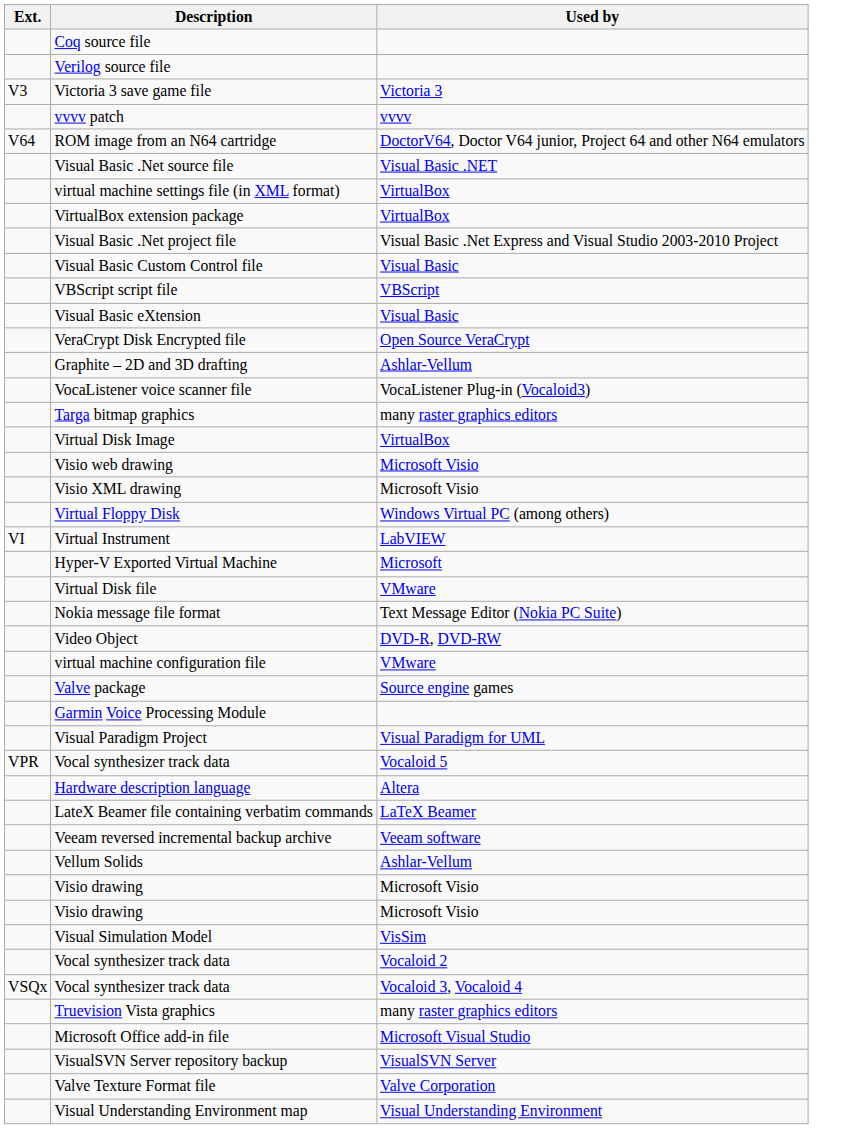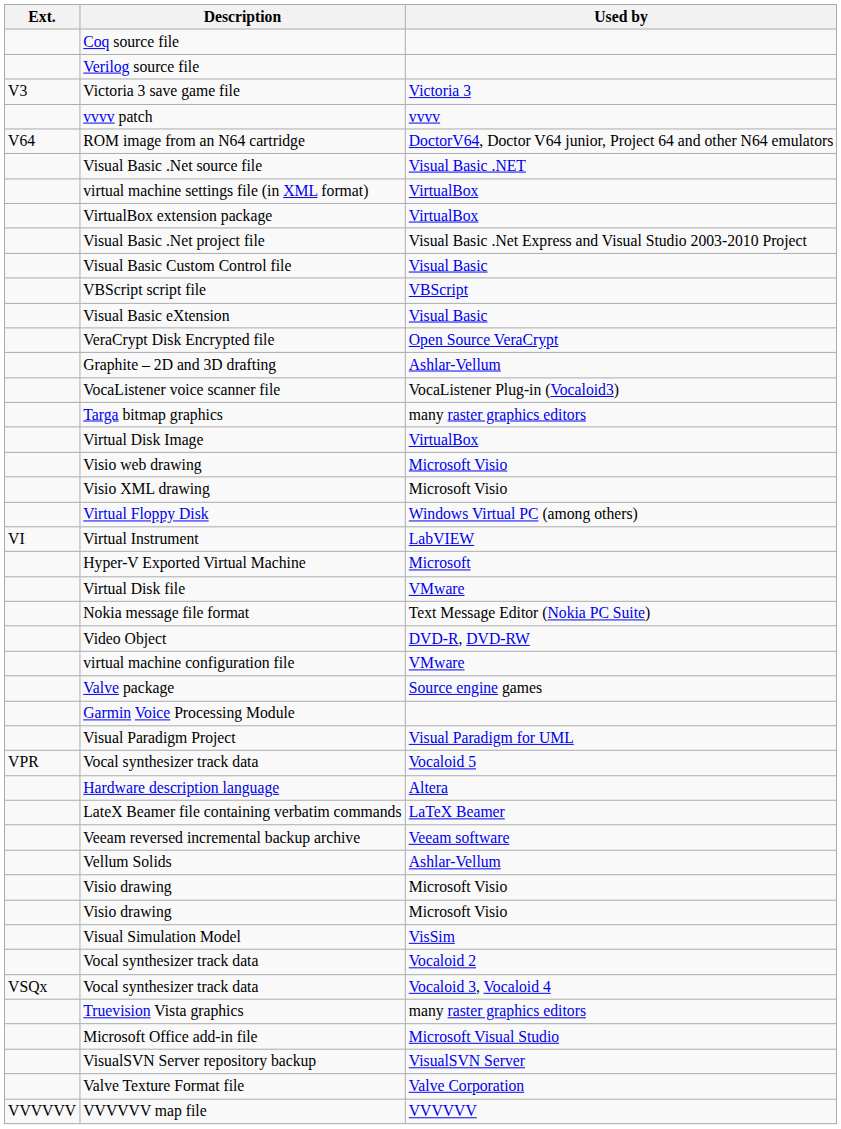- row: (181, 1111)
+ row: (145, 1111)
